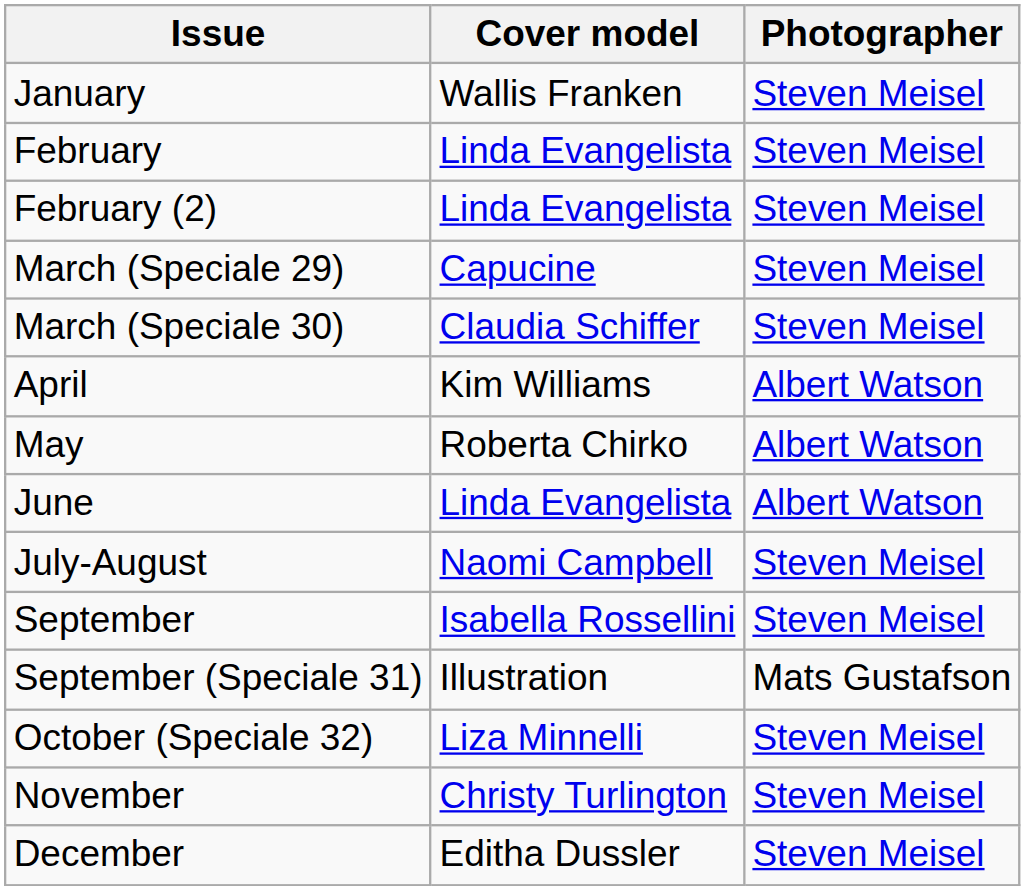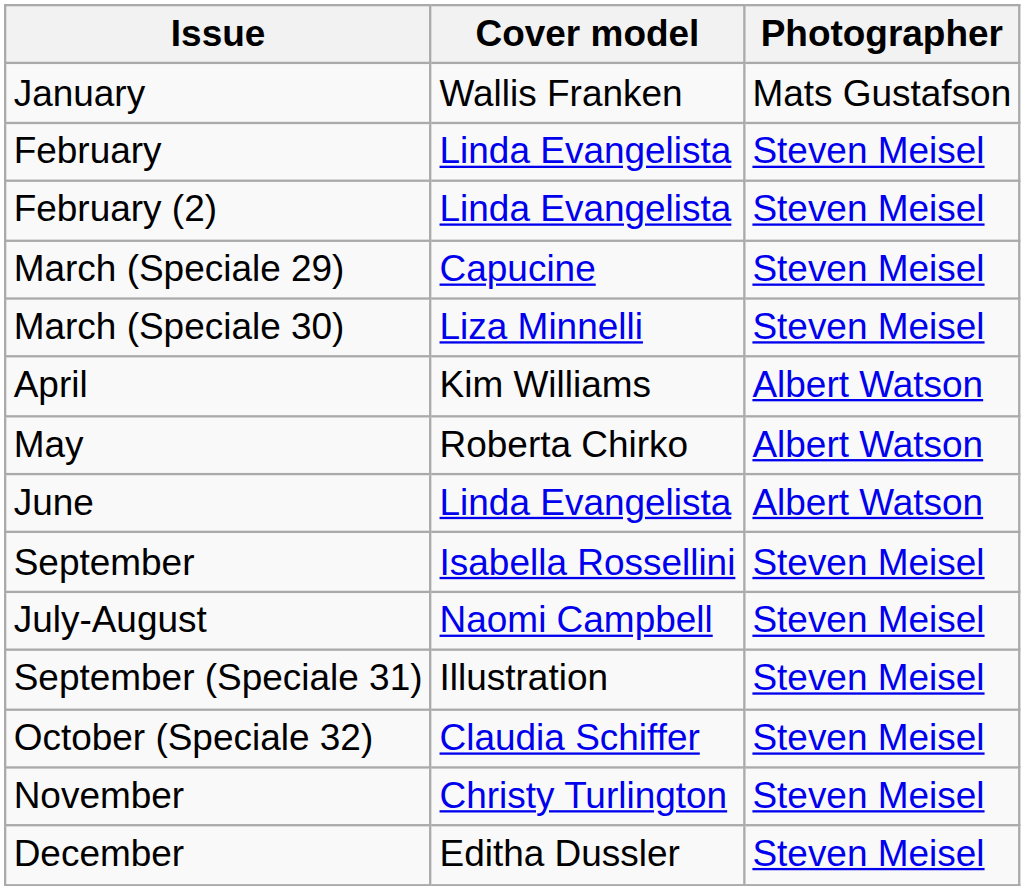(868, 92) Steven Meisel -> (882, 92) Mats Gustafson
(570, 326) Claudia Schiffer -> (541, 326) Liza Minnelli
rows swapped: (110, 561) <-> (104, 619)
(882, 678) Mats Gustafson -> (868, 678) Steven Meisel
(541, 737) Liza Minnelli -> (570, 737) Claudia Schiffer
